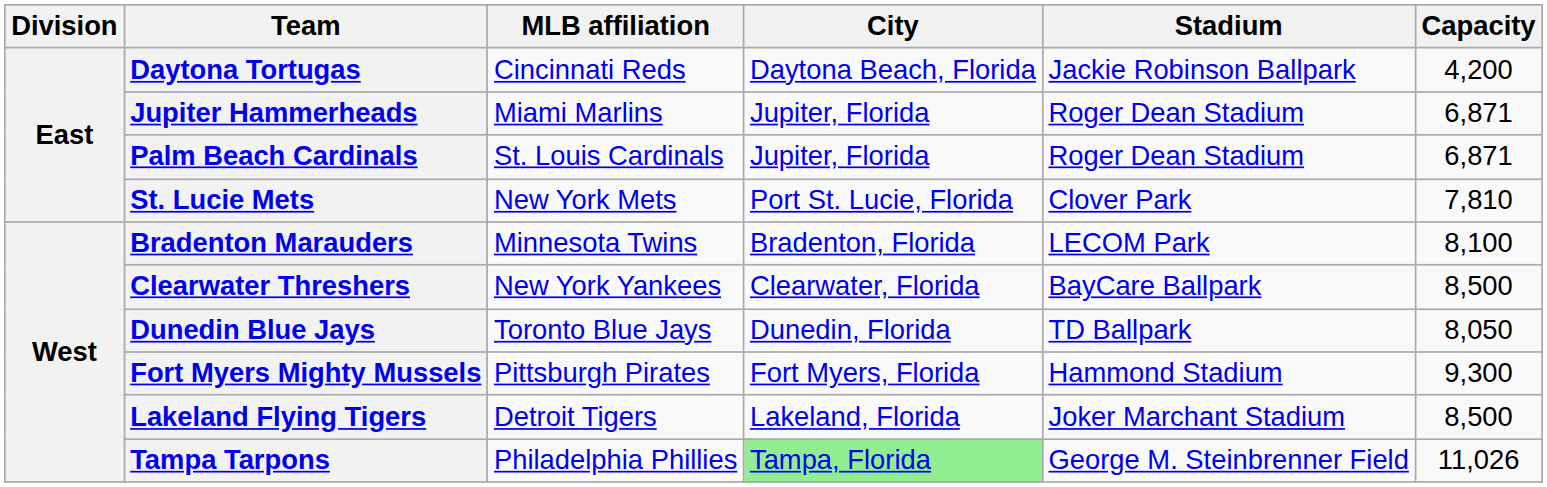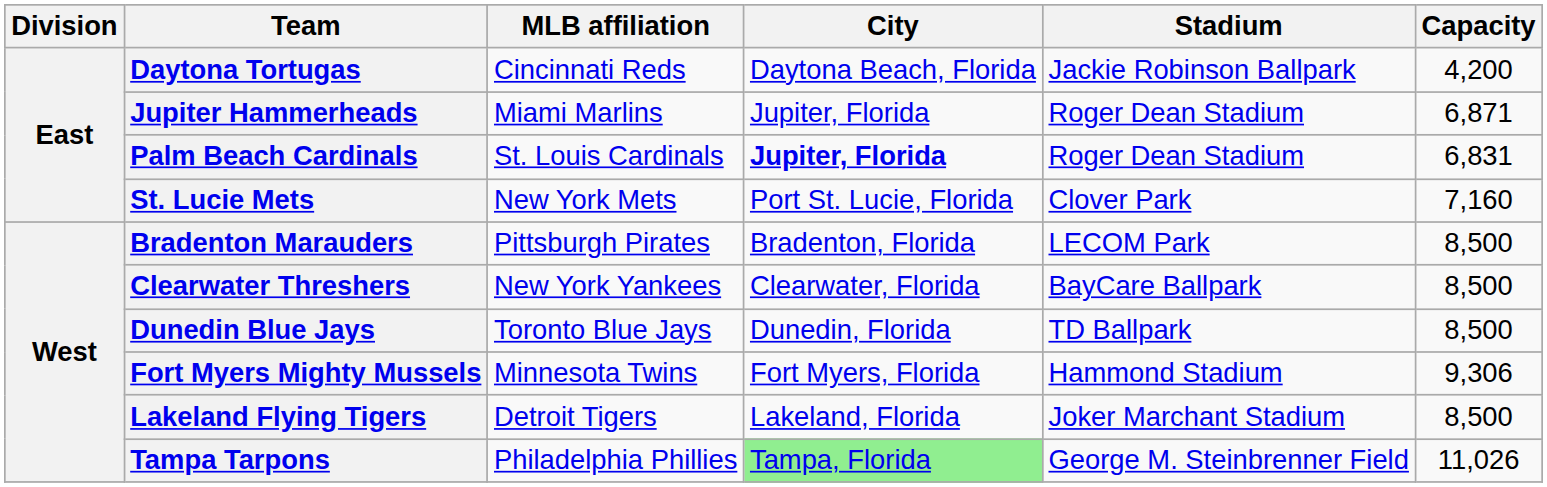(840, 156) normal -> (848, 156) bold
(1479, 156) 6,871 -> (1479, 156) 6,831
(1479, 199) 7,810 -> (1479, 199) 7,160
(596, 243) Minnesota Twins -> (602, 243) Pittsburgh Pirates
(1479, 243) 8,100 -> (1479, 243) 8,500
(1479, 329) 8,050 -> (1479, 329) 8,500
(602, 373) Pittsburgh Pirates -> (596, 373) Minnesota Twins
(1479, 373) 9,300 -> (1479, 373) 9,306
